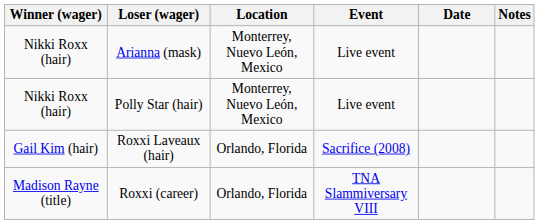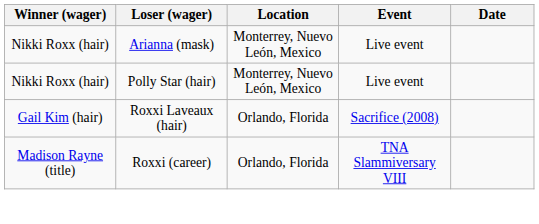- column: (515, 15)
